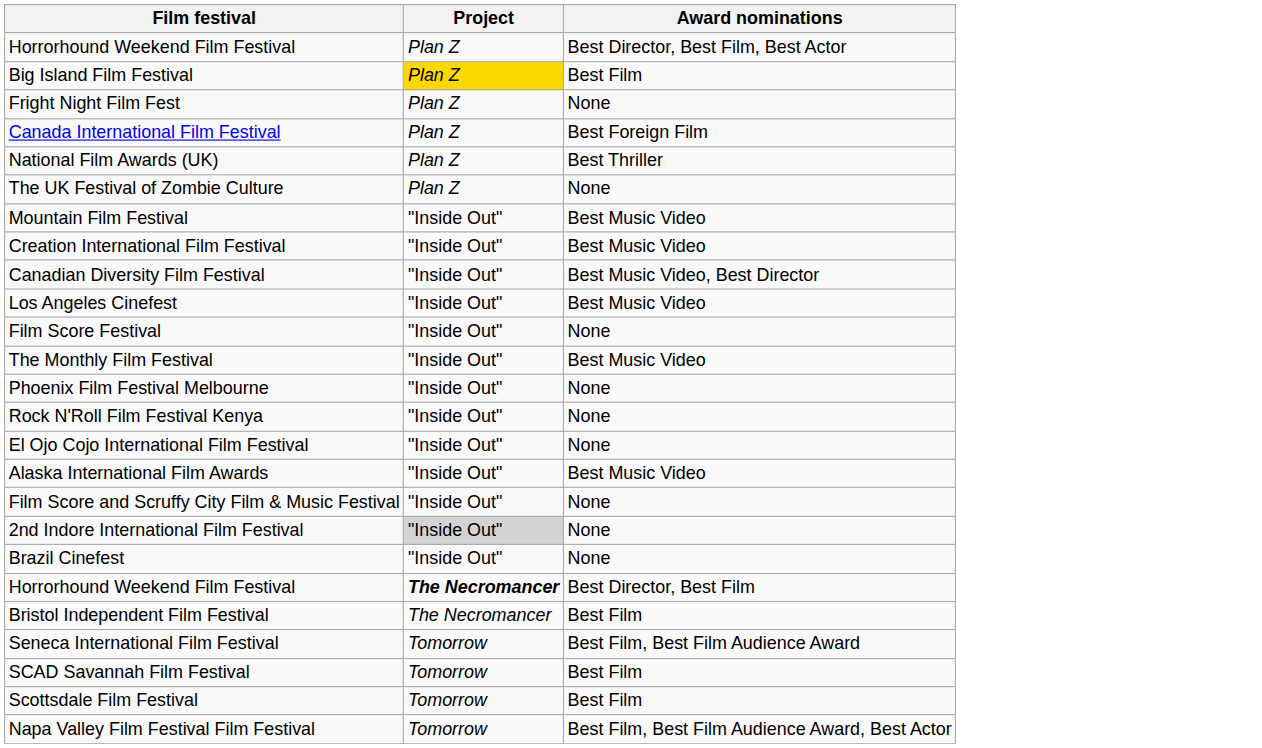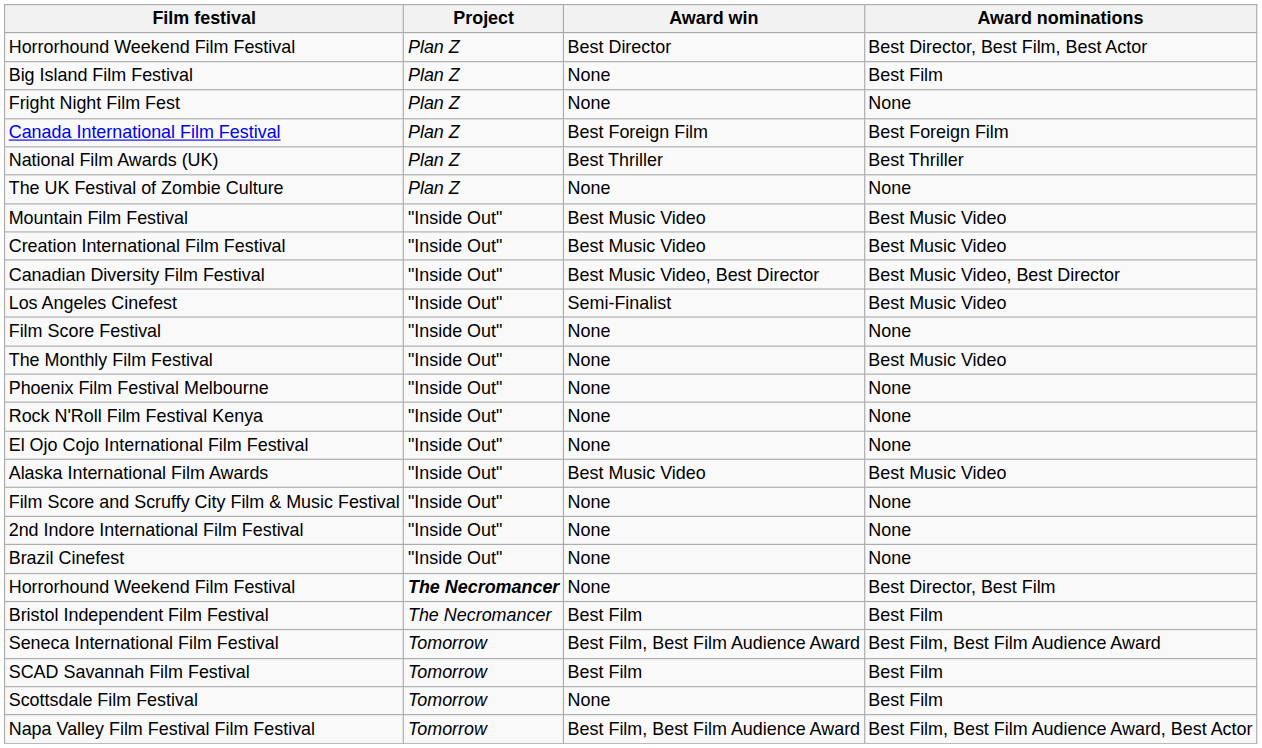+ column: (714, 18)
(434, 75) gold background -> (434, 75) no background
(455, 530) lightgrey background -> (455, 530) no background
